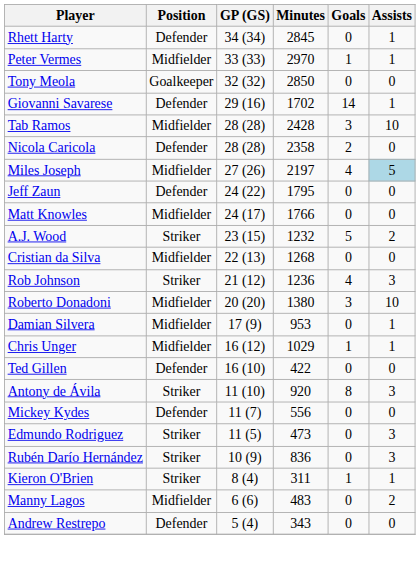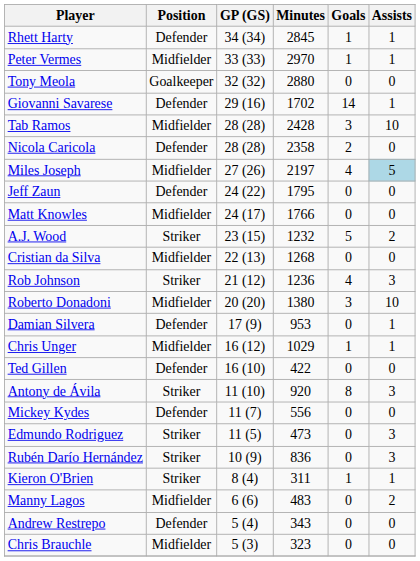(348, 37) 0 -> (348, 37) 1
(301, 81) 2850 -> (301, 81) 2880
(181, 324) Midfielder -> (181, 324) Defender
+ row: (50, 545)
